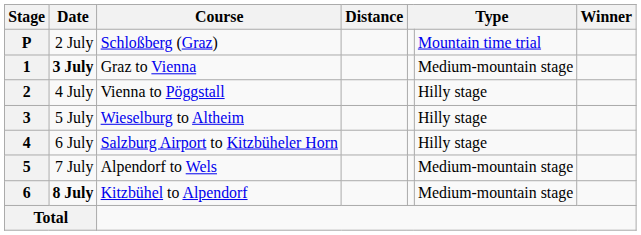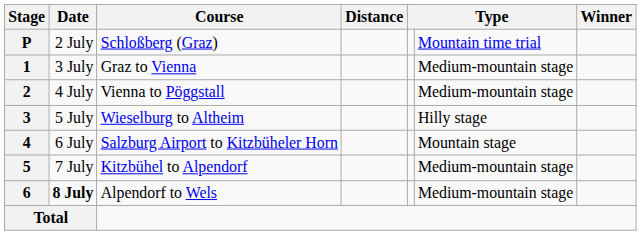(73, 67) bold -> (74, 67) normal
(452, 92) Hilly stage -> (496, 92) Medium-mountain stage
(452, 142) Hilly stage -> (467, 142) Mountain stage
(159, 167) Alpendorf to Wels -> (174, 167) Kitzbühel to Alpendorf
(174, 192) Kitzbühel to Alpendorf -> (159, 192) Alpendorf to Wels
